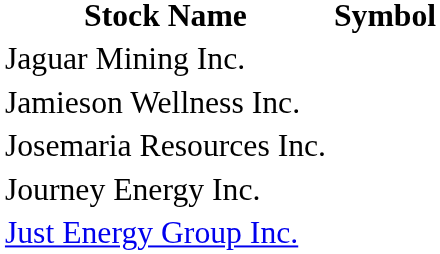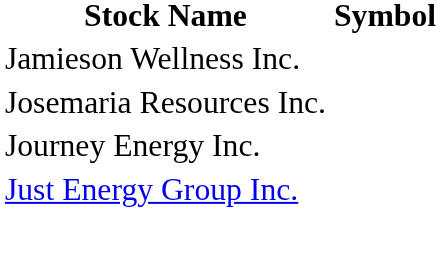- row: (125, 58)
